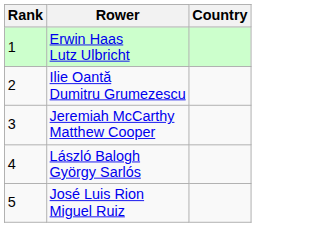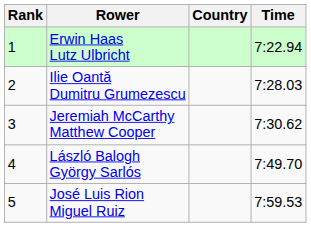+ column: (278, 15)
